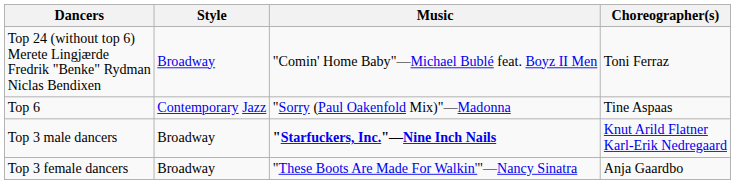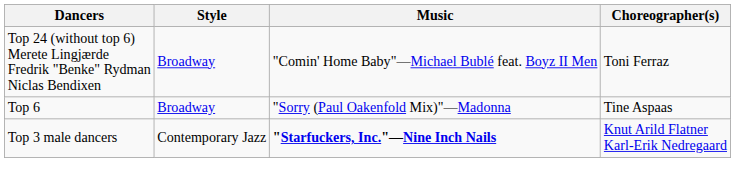(212, 107) Contemporary Jazz -> (186, 107) Broadway
(186, 138) Broadway -> (212, 138) Contemporary Jazz
- row: (68, 168)
